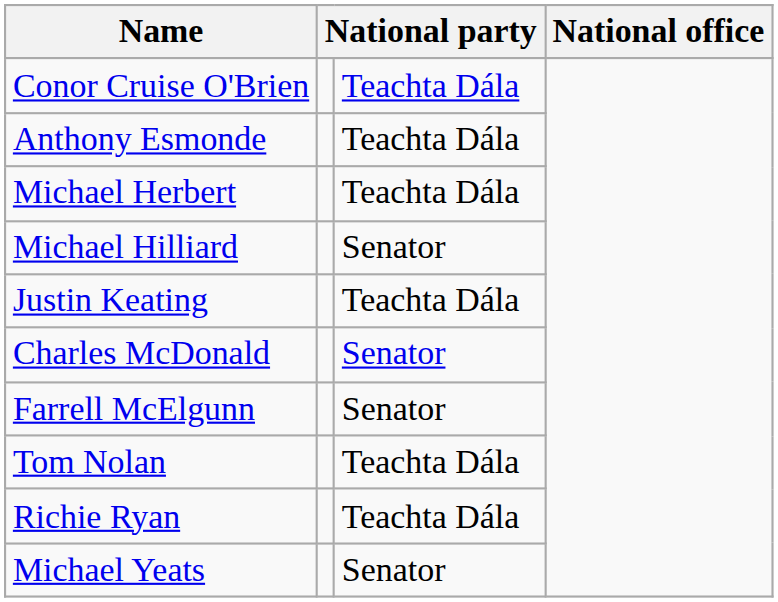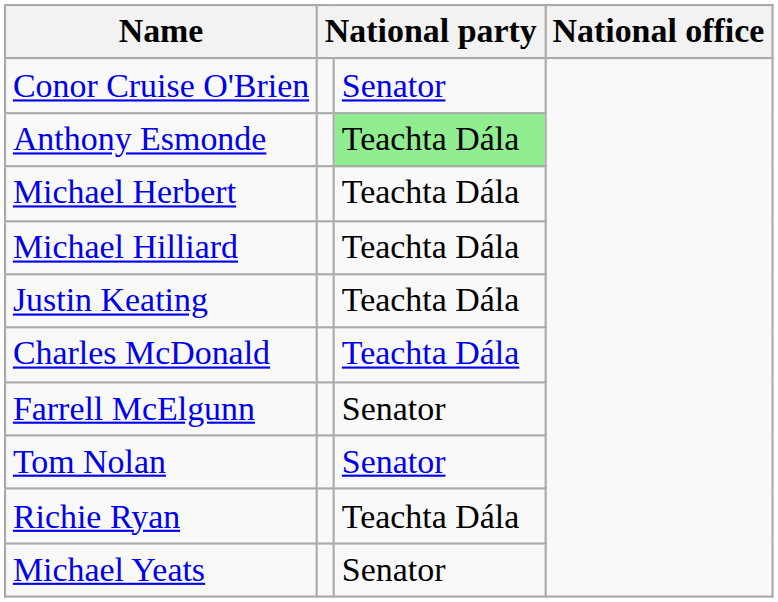(431, 85) Teachta Dála -> (394, 85) Senator
(431, 138) no background -> (431, 138) lightgreen background
(394, 246) Senator -> (431, 246) Teachta Dála
(394, 354) Senator -> (431, 354) Teachta Dála
(431, 461) Teachta Dála -> (394, 461) Senator
